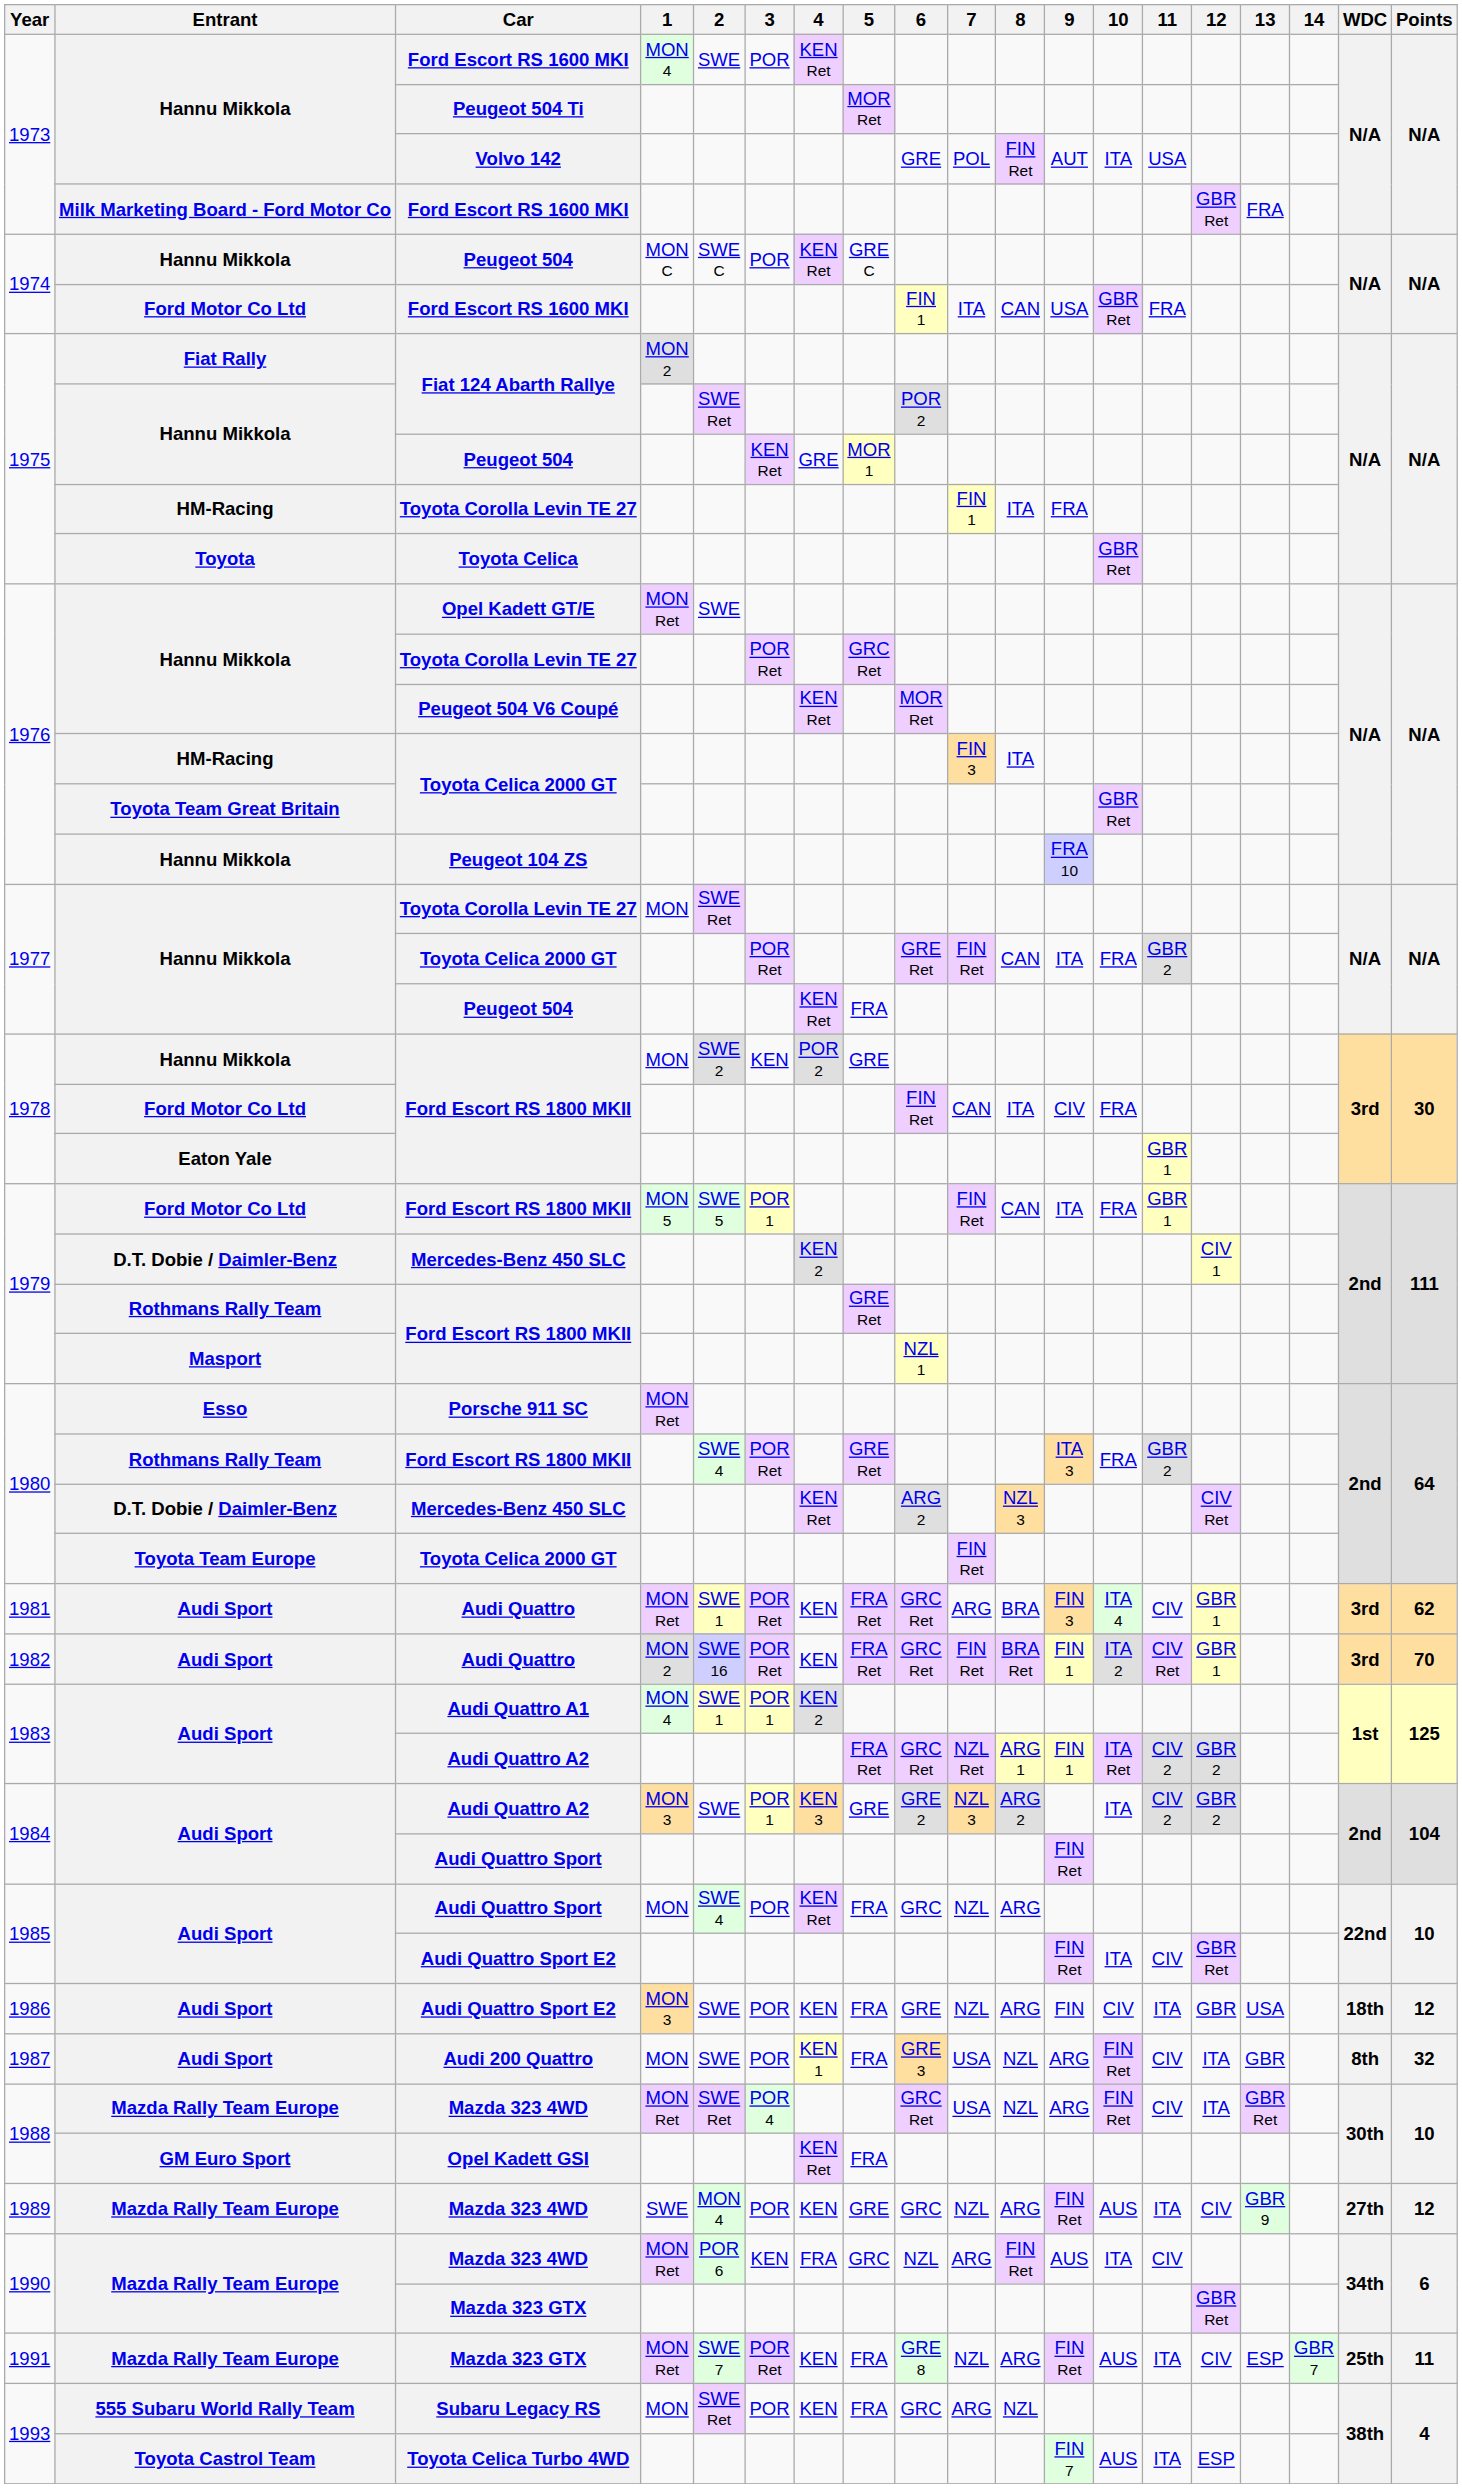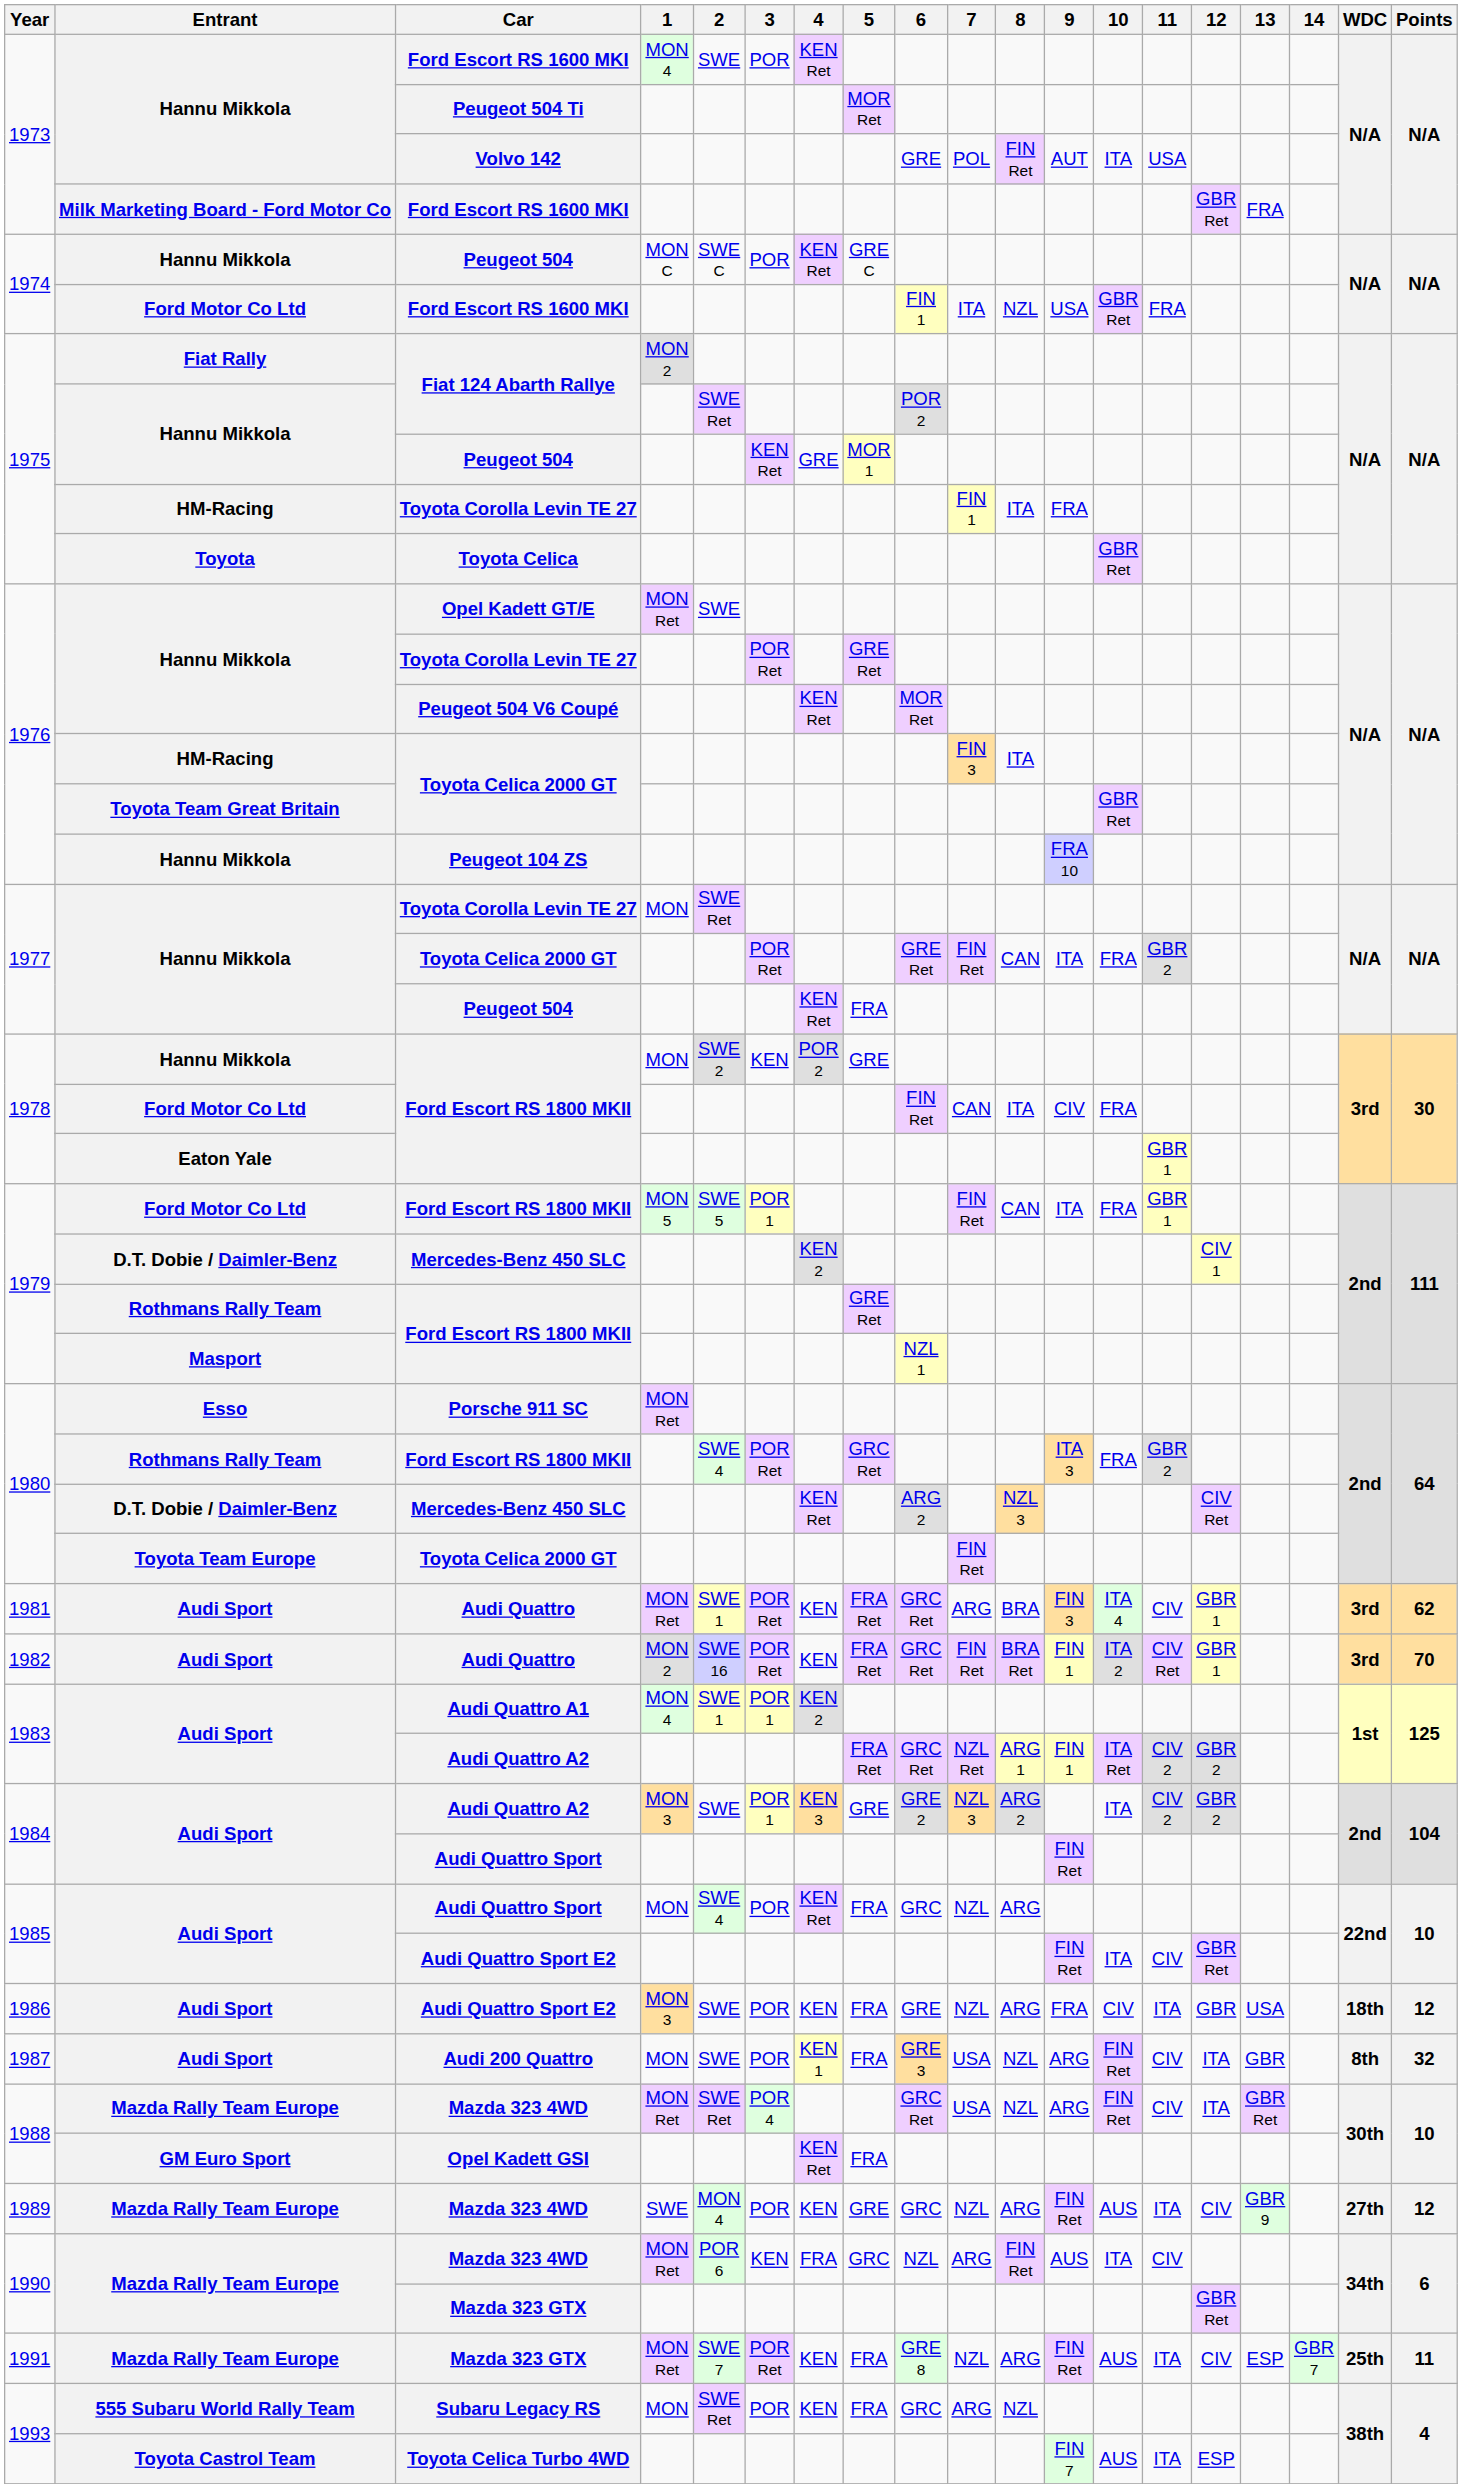(1020, 309) CAN -> (1020, 309) NZL
(869, 659) GRC Ret -> (869, 659) GRE Ret
(869, 1459) GRE Ret -> (869, 1459) GRC Ret
(1069, 2009) FIN -> (1069, 2009) FRA
